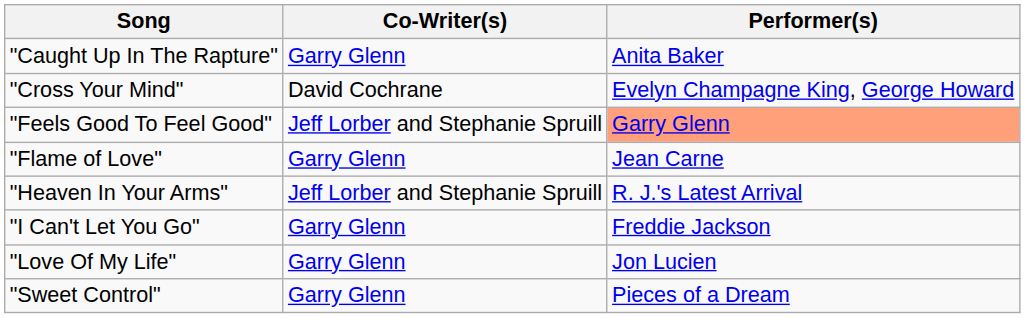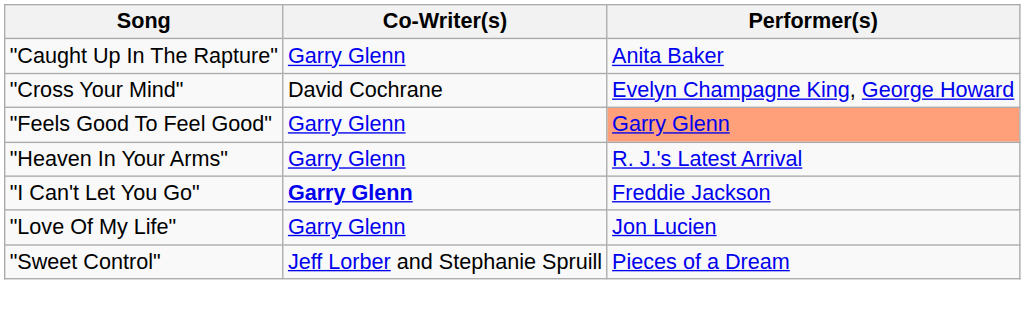(445, 124) Jeff Lorber and Stephanie Spruill -> (347, 124) Garry Glenn
- row: (86, 158)
(445, 192) Jeff Lorber and Stephanie Spruill -> (347, 158) Garry Glenn
(347, 227) normal -> (350, 192) bold
(347, 295) Garry Glenn -> (445, 261) Jeff Lorber and Stephanie Spruill
